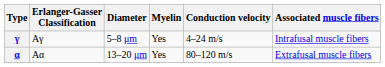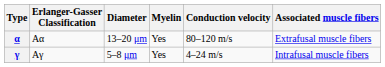rows swapped: (17, 54) <-> (17, 39)
